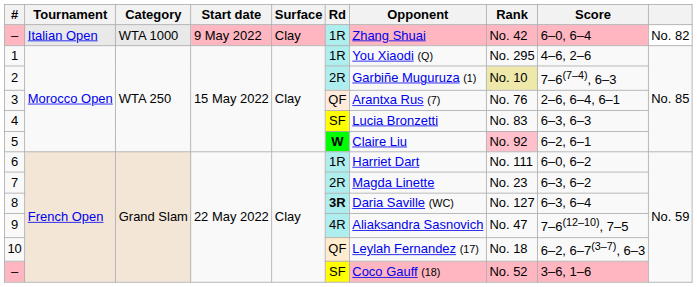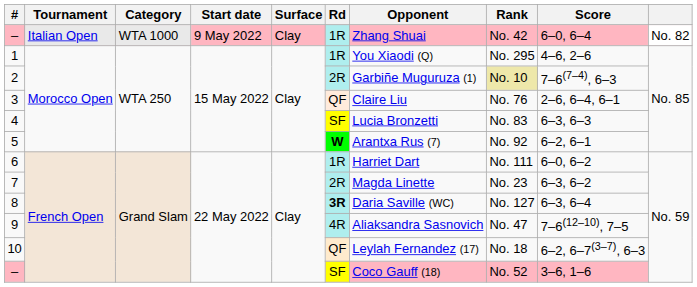(396, 100) Arantxa Rus (7) -> (380, 100) Claire Liu
(380, 141) Claire Liu -> (396, 141) Arantxa Rus (7)
(508, 141) pink background -> (508, 141) no background
